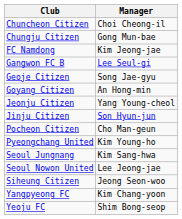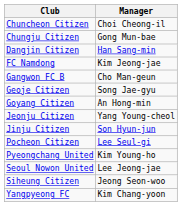+ row: (43, 50)
(124, 63) Lee Seul-gi -> (127, 77) Cho Man-geun
(127, 129) Cho Man-geun -> (124, 142) Lee Seul-gi
- row: (40, 155)
- row: (26, 208)
